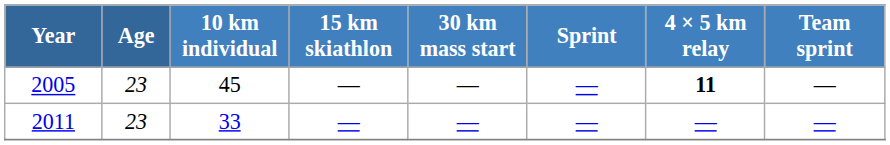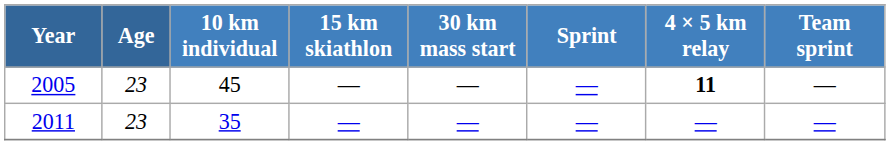(230, 121) 33 -> (230, 121) 35
